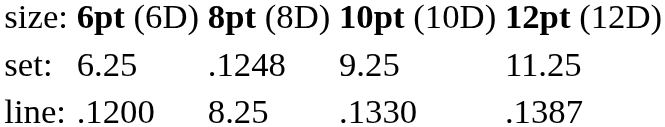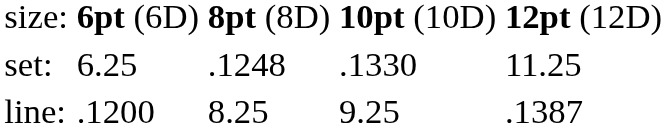(369, 64) 9.25 -> (378, 64) .1330
(378, 111) .1330 -> (369, 111) 9.25
